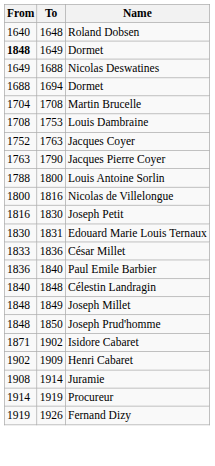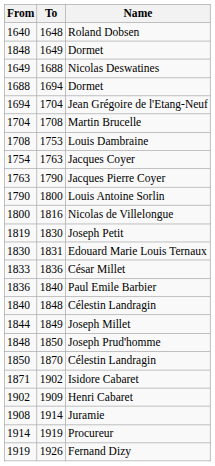(19, 50) bold -> (19, 50) normal
+ row: (51, 104)
(19, 141) 1752 -> (19, 159) 1754
(19, 178) 1788 -> (19, 196) 1790
(19, 214) 1816 -> (19, 232) 1819
(19, 305) 1848 -> (19, 324) 1844
+ row: (51, 360)
